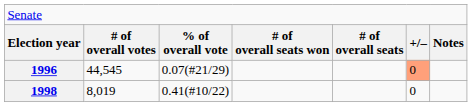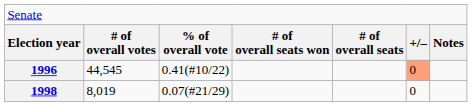(196, 70) 0.07(#21/29) -> (196, 70) 0.41(#10/22)
(196, 91) 0.41(#10/22) -> (196, 91) 0.07(#21/29)
